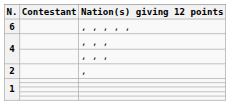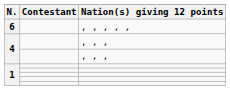- row: (12, 71)
